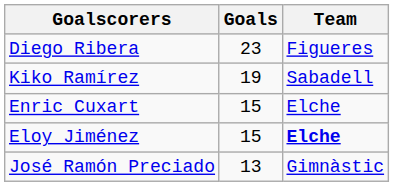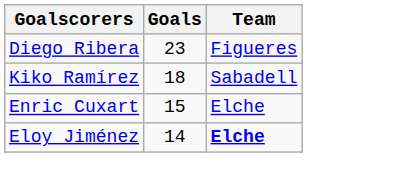(251, 78) 19 -> (175, 78) 18
(251, 137) 15 -> (175, 137) 14
- row: (112, 167)
